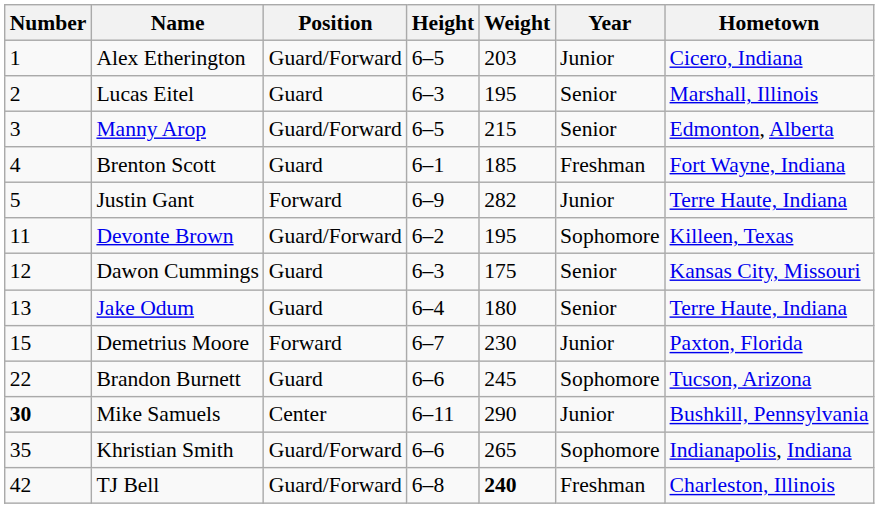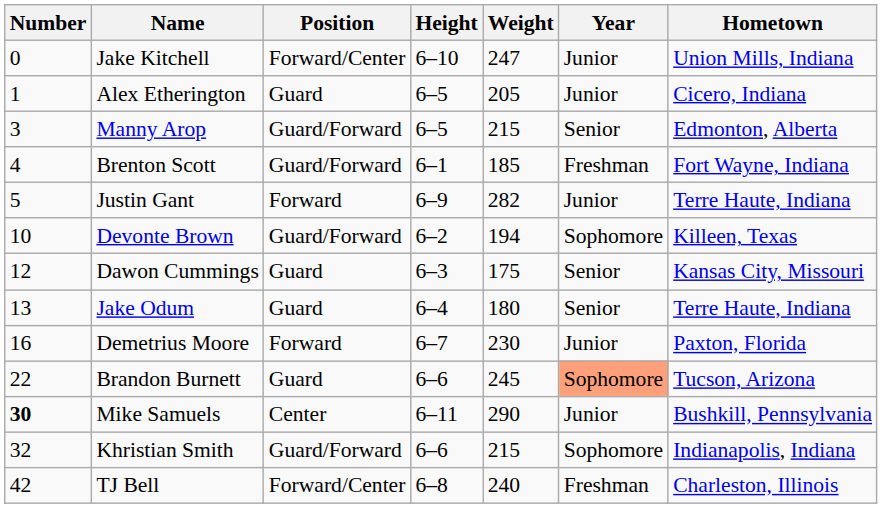+ row: (153, 58)
(335, 58) Guard/Forward -> (296, 93) Guard
(500, 58) 203 -> (504, 93) 205
- row: (145, 93)
(296, 164) Guard -> (335, 164) Guard/Forward
(20, 236) 11 -> (21, 236) 10
(500, 236) 195 -> (504, 236) 194
(21, 342) 15 -> (21, 342) 16
(610, 378) no background -> (613, 378) lightsalmon background
(21, 449) 35 -> (21, 449) 32
(500, 449) 265 -> (504, 449) 215
(335, 485) Guard/Forward -> (337, 485) Forward/Center
(500, 485) bold -> (504, 485) normal
